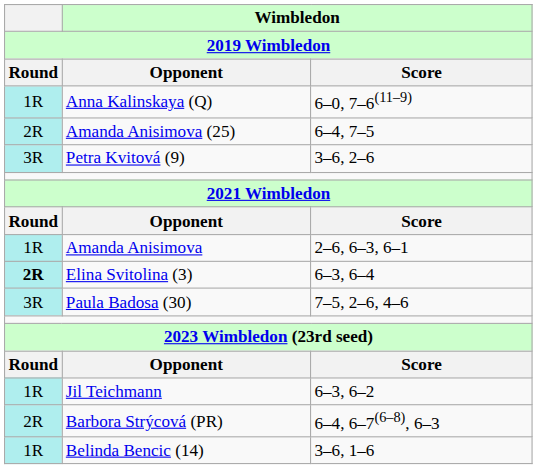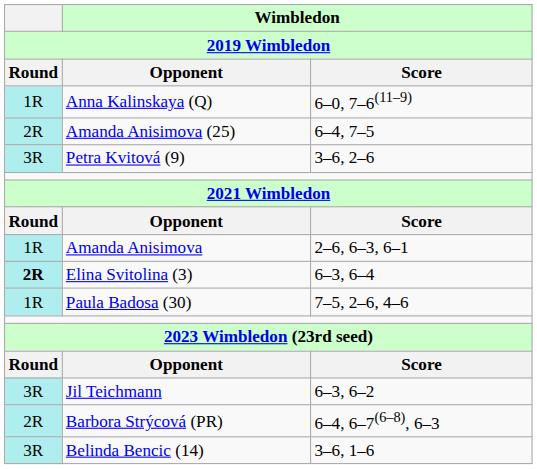(33, 302) 3R -> (33, 302) 1R
(33, 391) 1R -> (33, 391) 3R
(33, 450) 1R -> (33, 450) 3R
